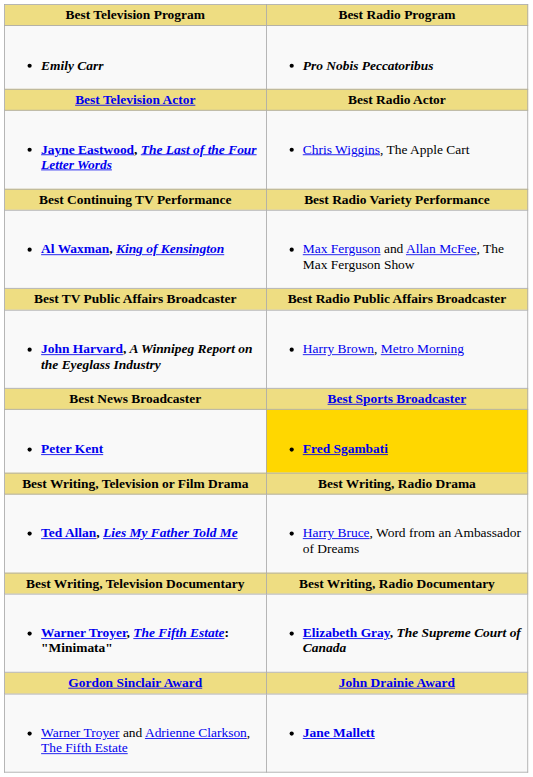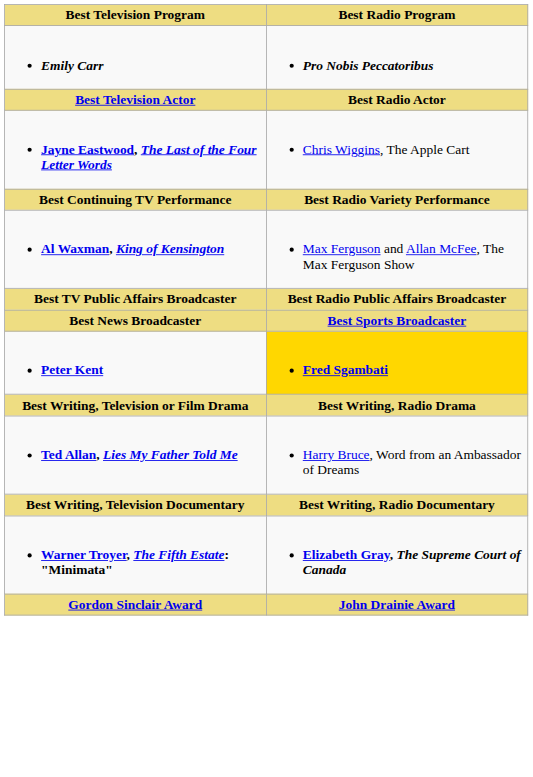- row: (135, 357)
- row: (135, 741)
